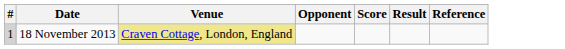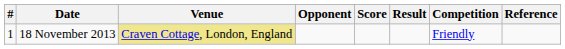+ column: (465, 14)
(10, 34) lightgrey background -> (10, 34) no background
